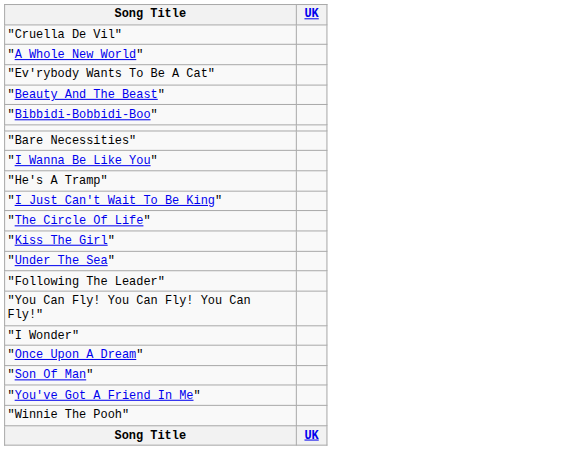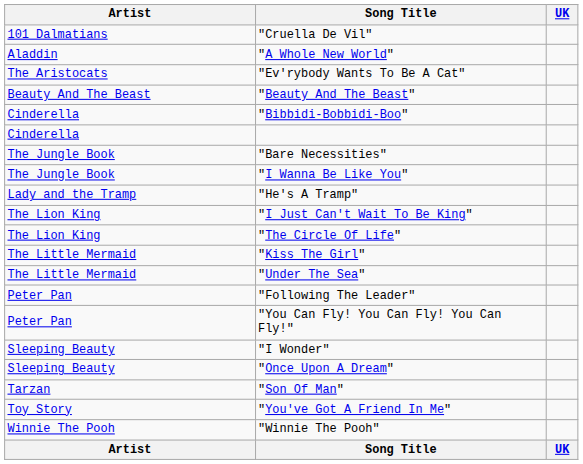+ column: (130, 15)
